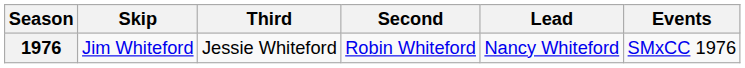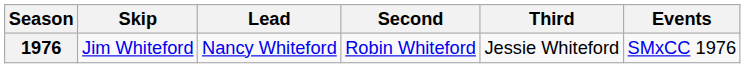columns swapped: (269, 18) <-> (552, 18)
